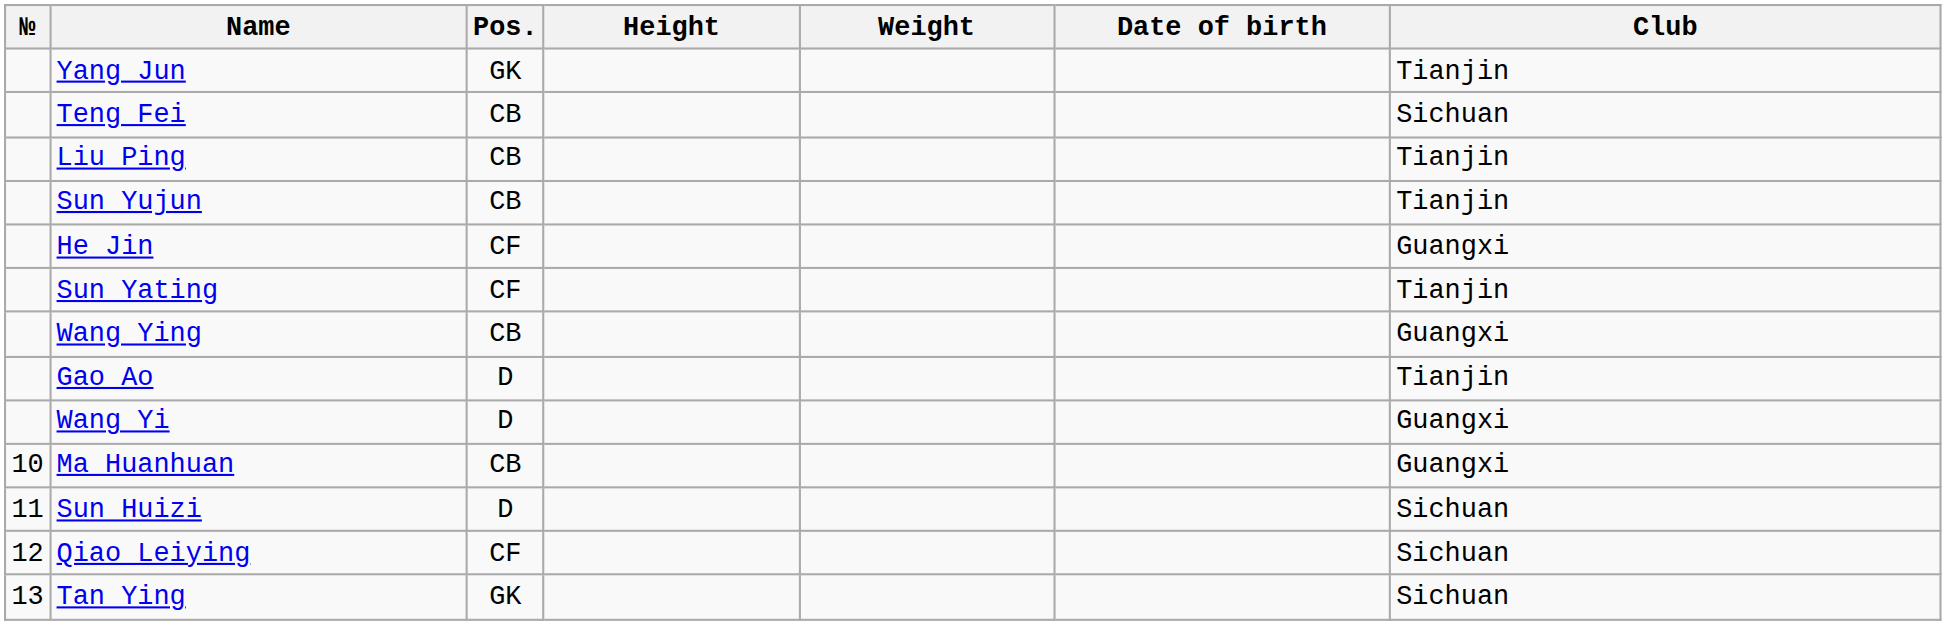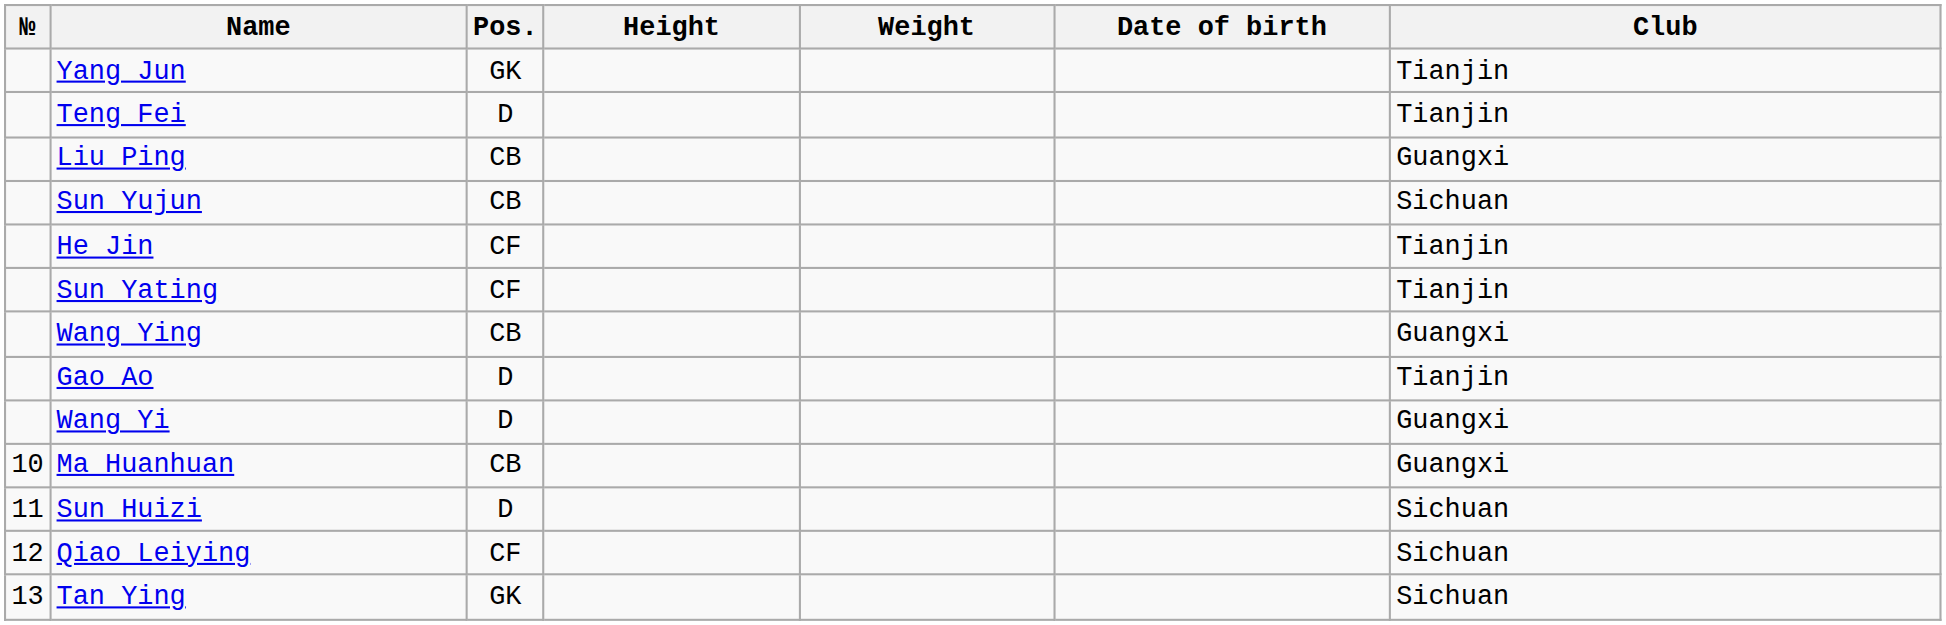(505, 115) CB -> (505, 115) D
(1453, 115) Sichuan -> (1453, 115) Tianjin
(1453, 159) Tianjin -> (1453, 159) Guangxi
(1453, 202) Tianjin -> (1453, 202) Sichuan
(1453, 246) Guangxi -> (1453, 246) Tianjin
